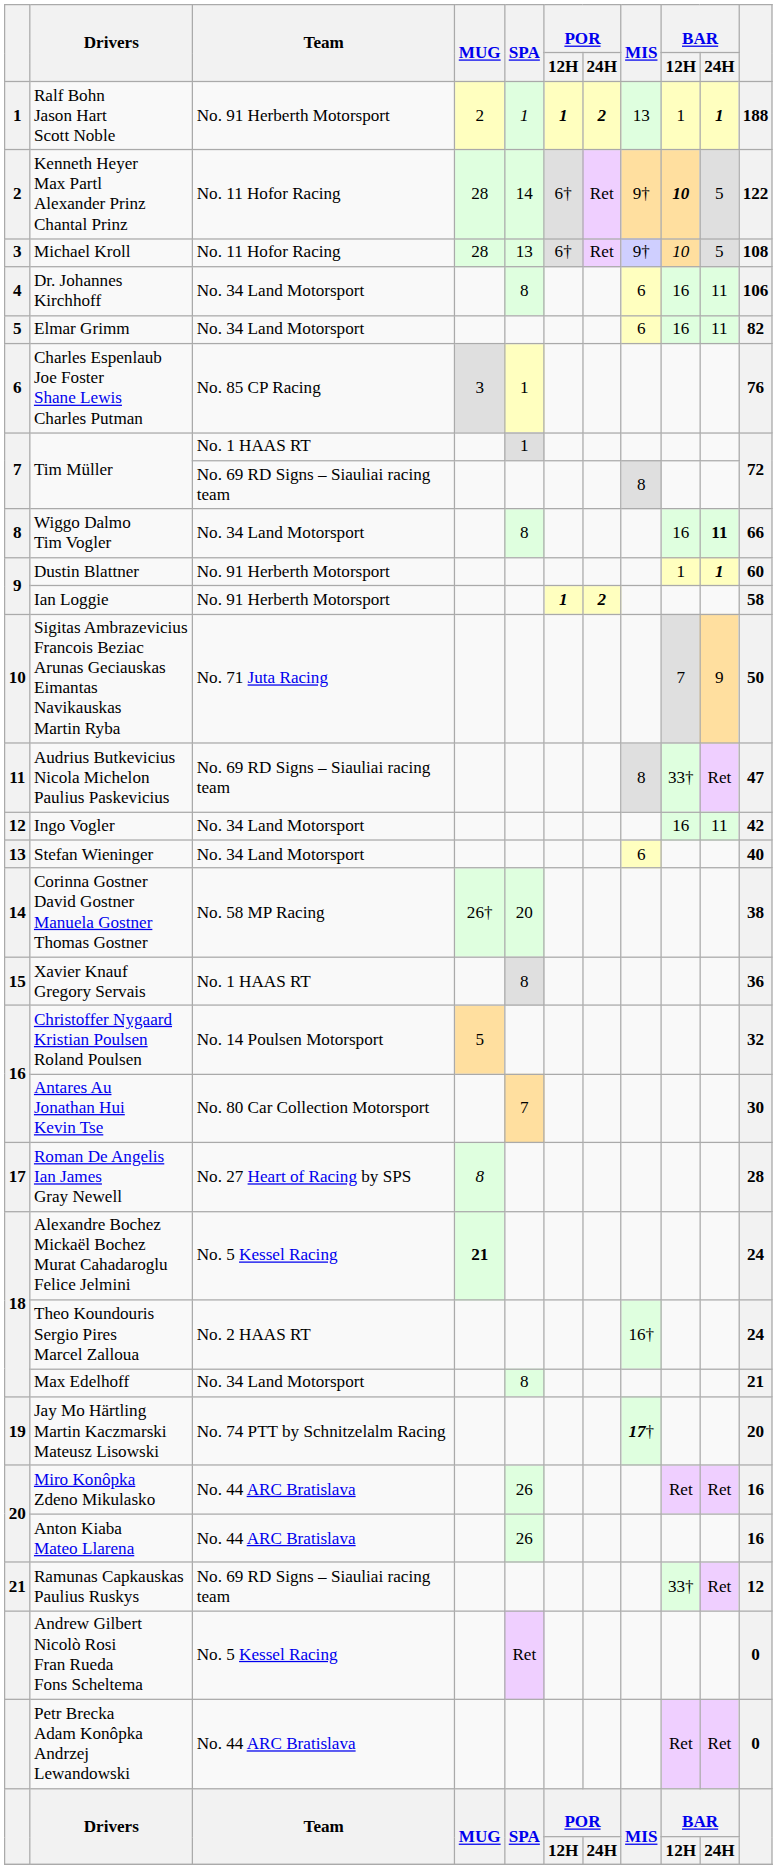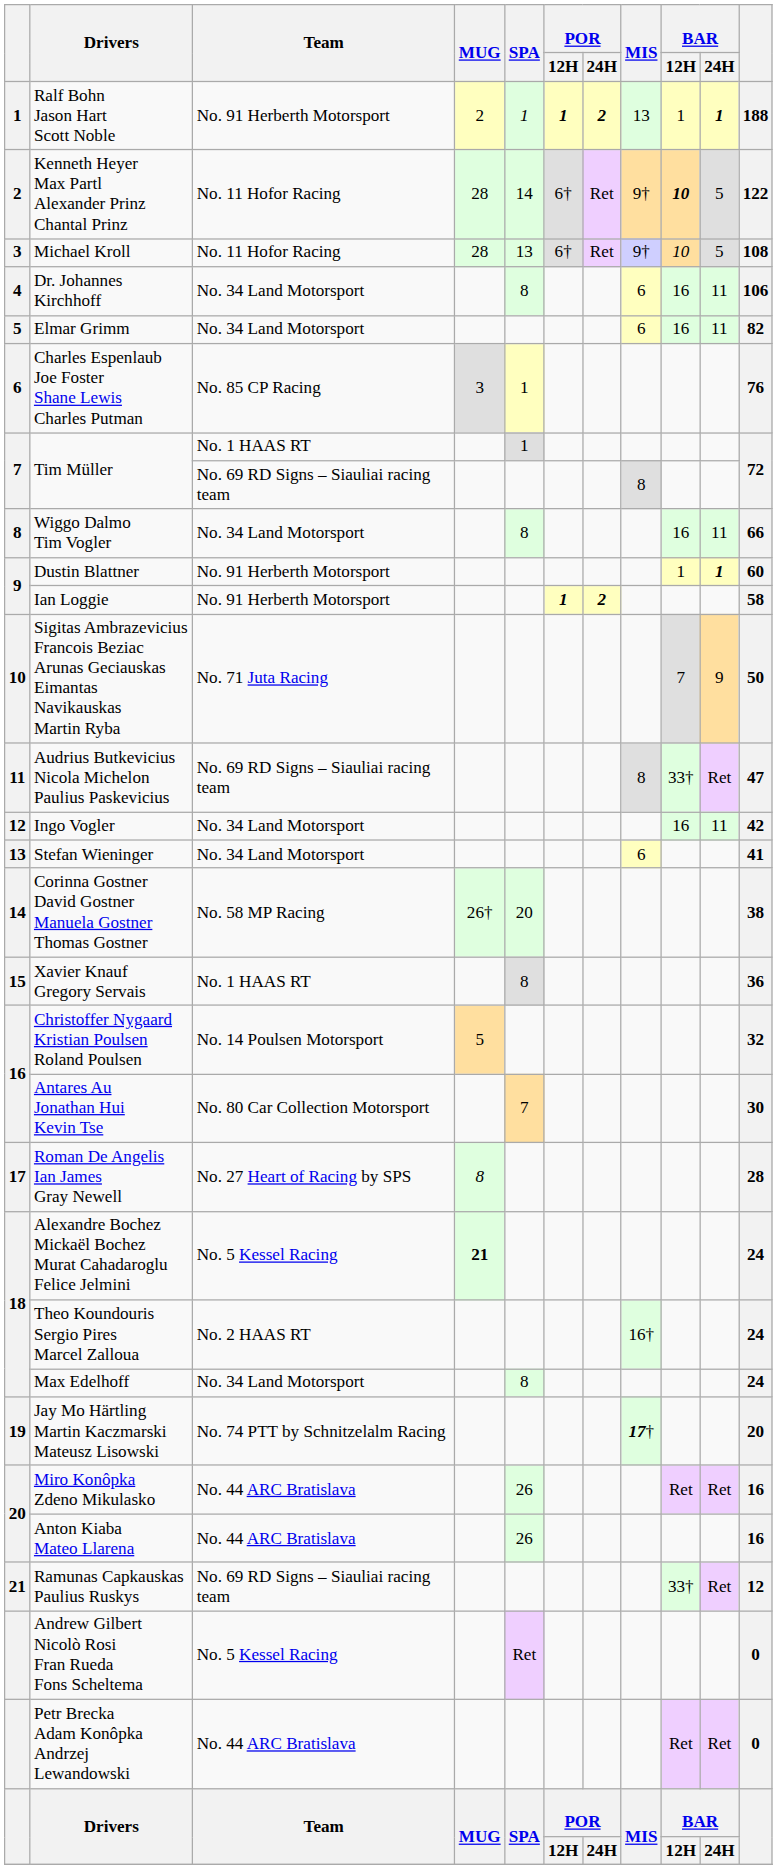(719, 532) bold -> (719, 532) normal
(756, 853) 40 -> (756, 853) 41
(756, 1382) 21 -> (756, 1382) 24
